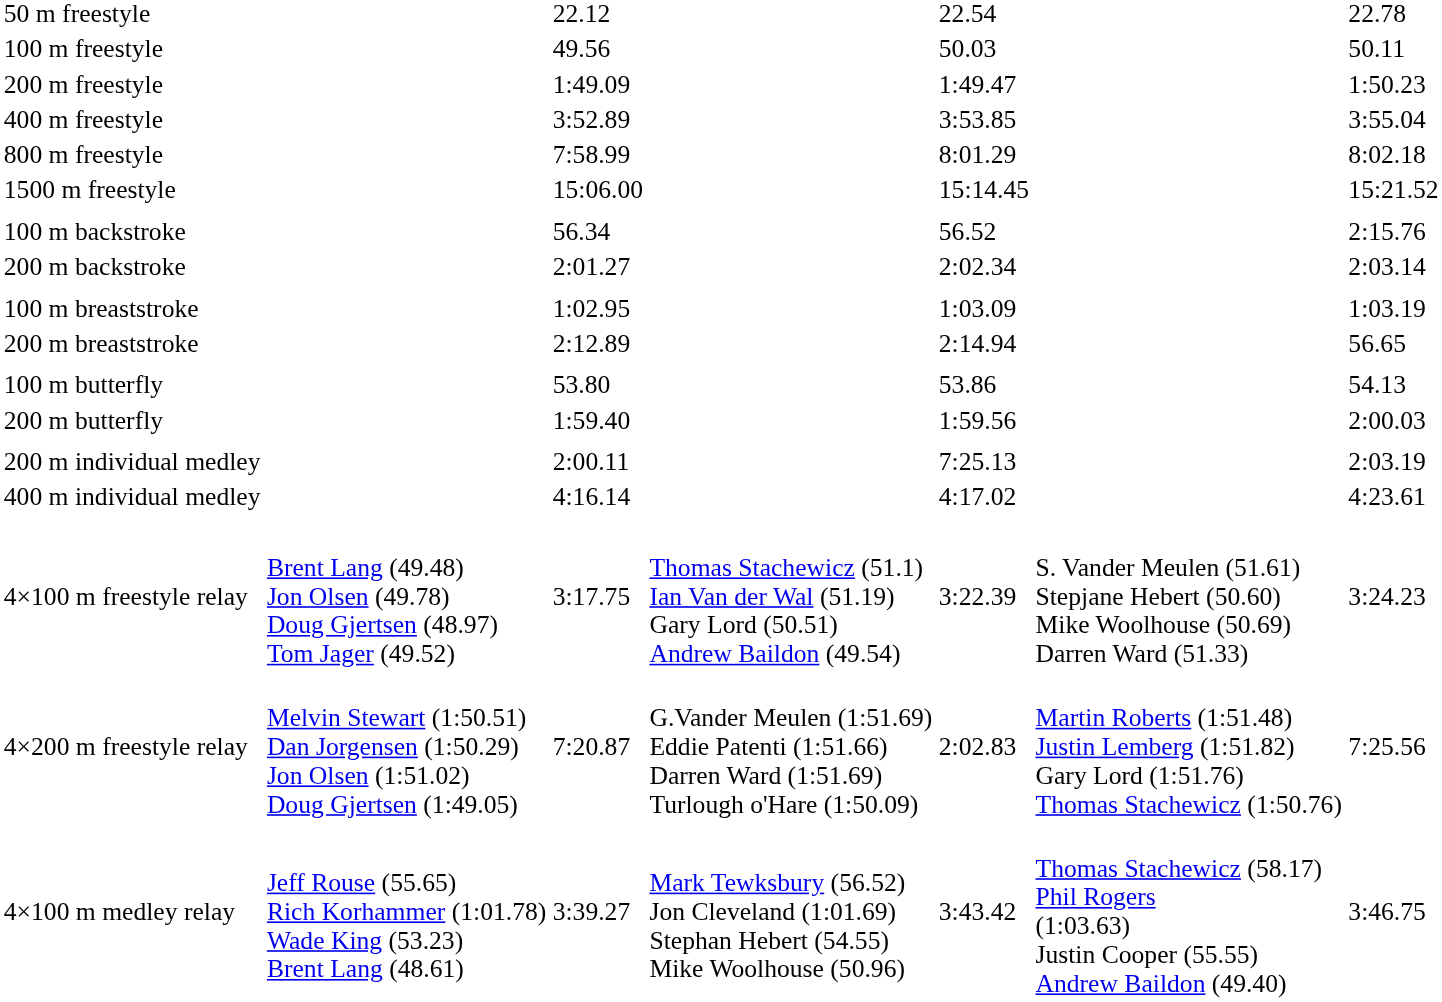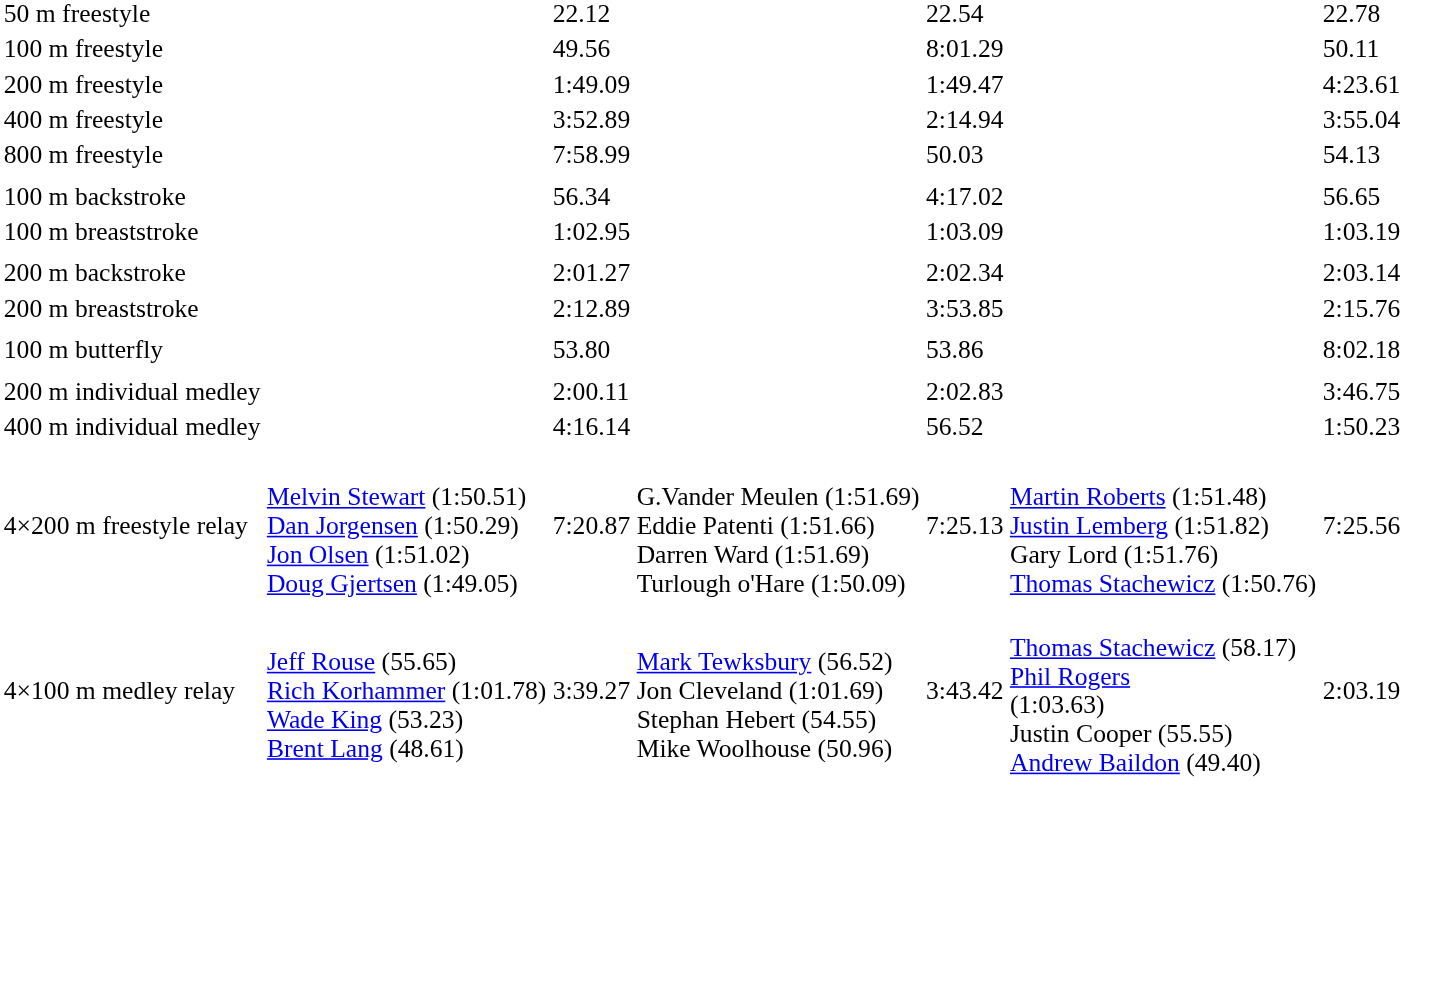(968, 49) 50.03 -> (965, 49) 8:01.29
(1387, 84) 1:50.23 -> (1361, 84) 4:23.61
(978, 119) 3:53.85 -> (965, 119) 2:14.94
(978, 154) 8:01.29 -> (955, 154) 50.03
(1387, 154) 8:02.18 -> (1352, 154) 54.13
- row: (90, 189)
(968, 231) 56.52 -> (965, 196) 4:17.02
(1387, 231) 2:15.76 -> (1352, 196) 56.65
rows swapped: (95, 266) <-> (101, 308)
(978, 343) 2:14.94 -> (965, 308) 3:53.85
(1377, 343) 56.65 -> (1361, 308) 2:15.76
(1377, 385) 54.13 -> (1361, 349) 8:02.18
- row: (83, 420)
(978, 461) 7:25.13 -> (965, 391) 2:02.83
(1387, 461) 2:03.19 -> (1361, 391) 3:46.75
(978, 497) 4:17.02 -> (955, 426) 56.52
(1387, 497) 4:23.61 -> (1361, 426) 1:50.23
- row: (126, 596)
(978, 746) 2:02.83 -> (965, 525) 7:25.13
(1387, 911) 3:46.75 -> (1361, 690) 2:03.19
